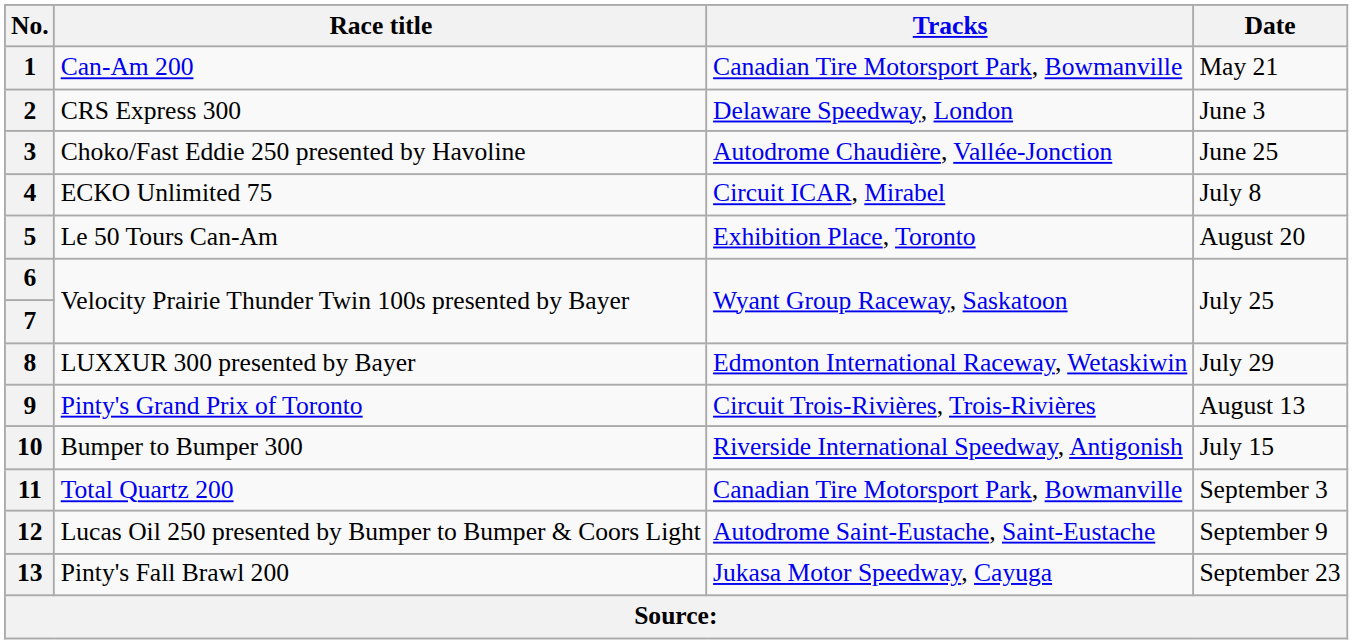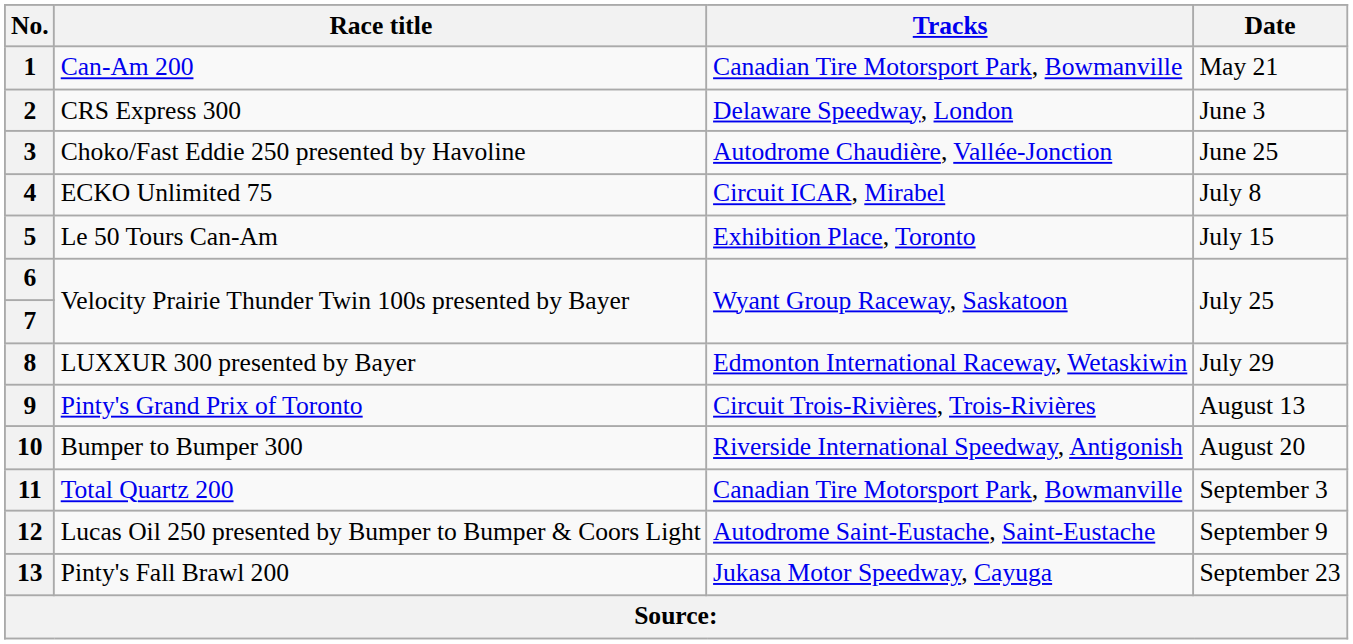(1252, 236) August 20 -> (1237, 236) July 15
(1237, 447) July 15 -> (1252, 447) August 20
